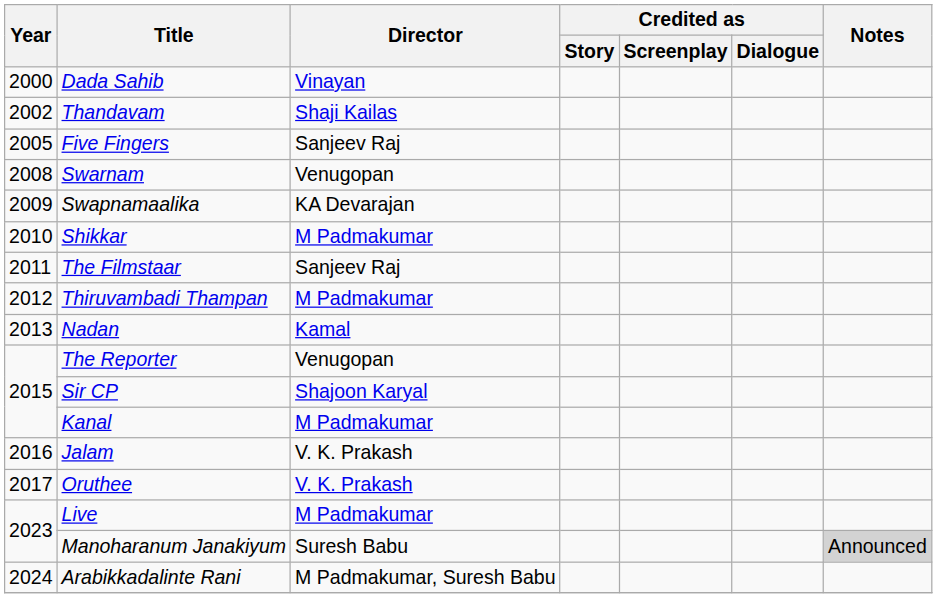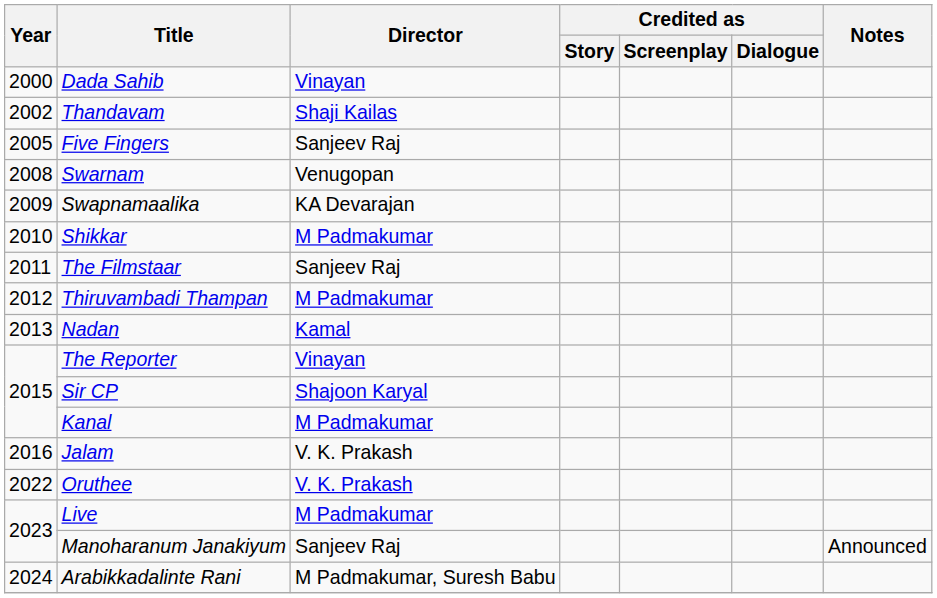(345, 360) Venugopan -> (330, 360) Vinayan
(31, 484) 2017 -> (31, 484) 2022
(352, 546) Suresh Babu -> (348, 546) Sanjeev Raj
(877, 546) lightgrey background -> (877, 546) no background
